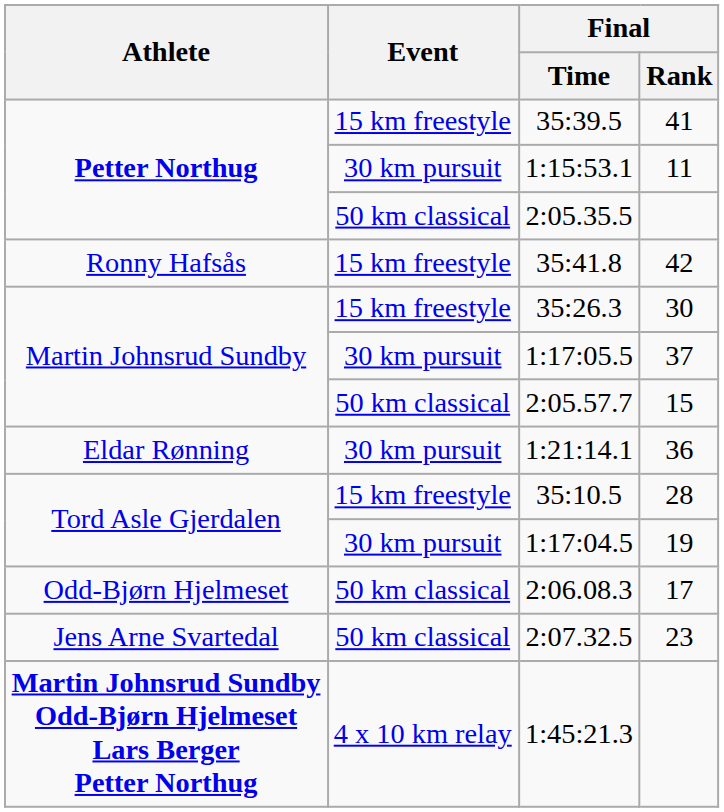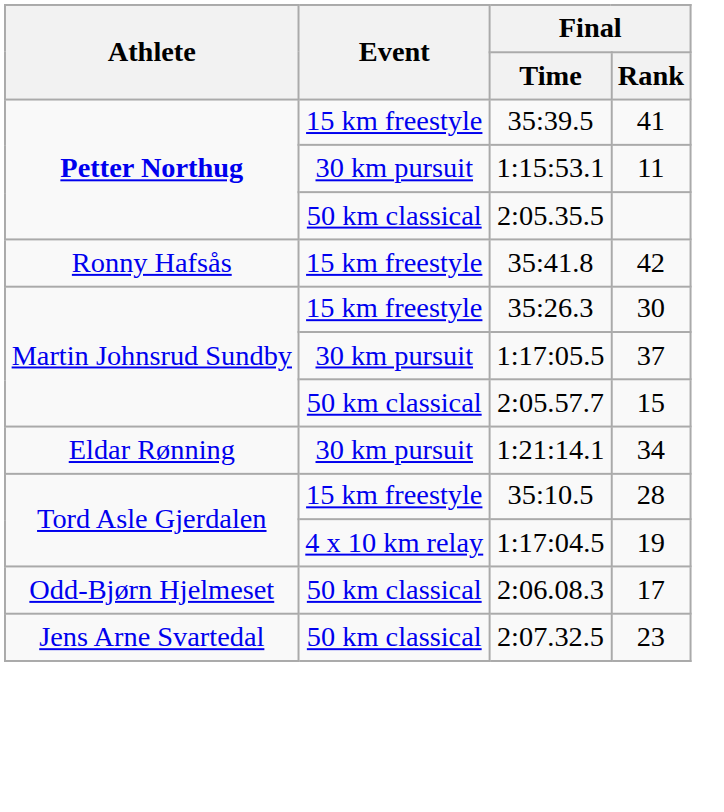(679, 449) 36 -> (651, 449) 34
(423, 542) 30 km pursuit -> (394, 542) 4 x 10 km relay
- row: (579, 733)
